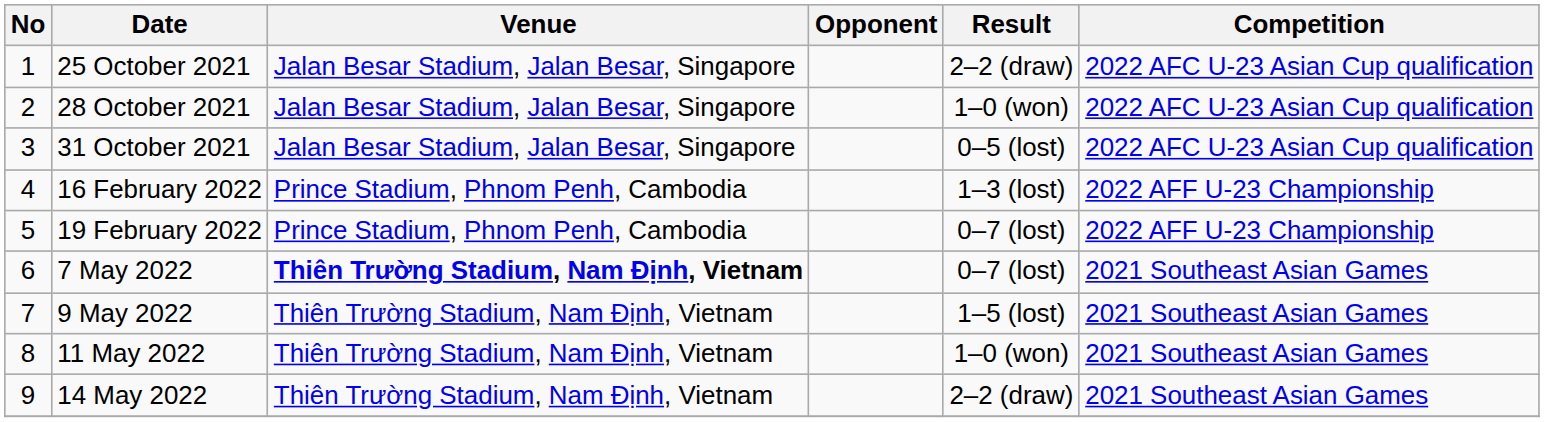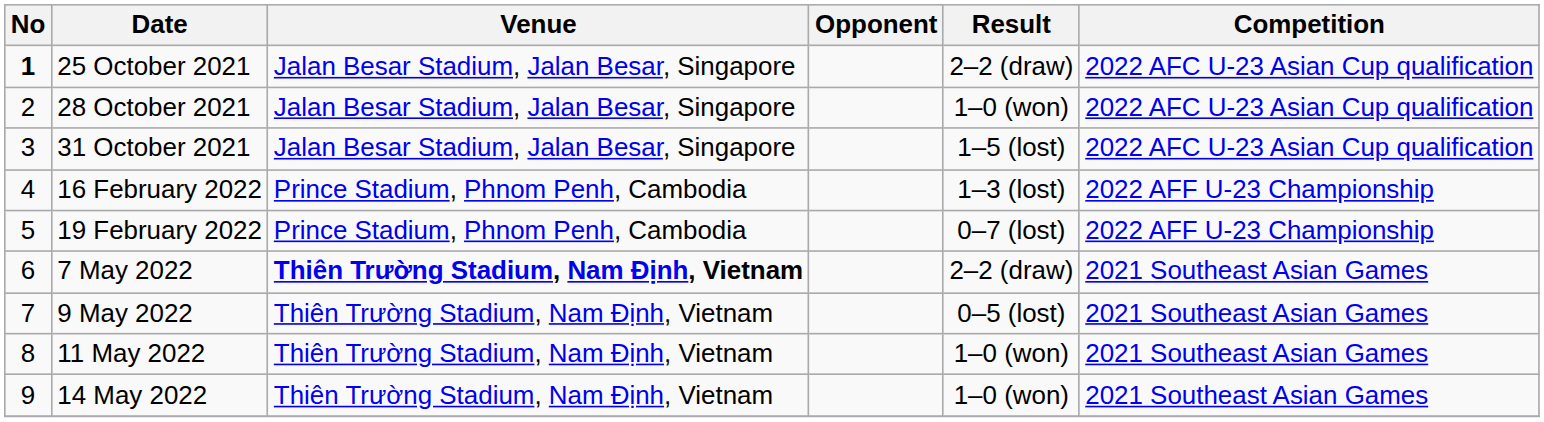(28, 66) normal -> (28, 66) bold
(1011, 148) 0–5 (lost) -> (1011, 148) 1–5 (lost)
(1011, 271) 0–7 (lost) -> (1011, 271) 2–2 (draw)
(1011, 312) 1–5 (lost) -> (1011, 312) 0–5 (lost)
(1011, 395) 2–2 (draw) -> (1011, 395) 1–0 (won)
